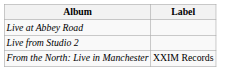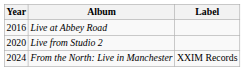+ column: (16, 12)
